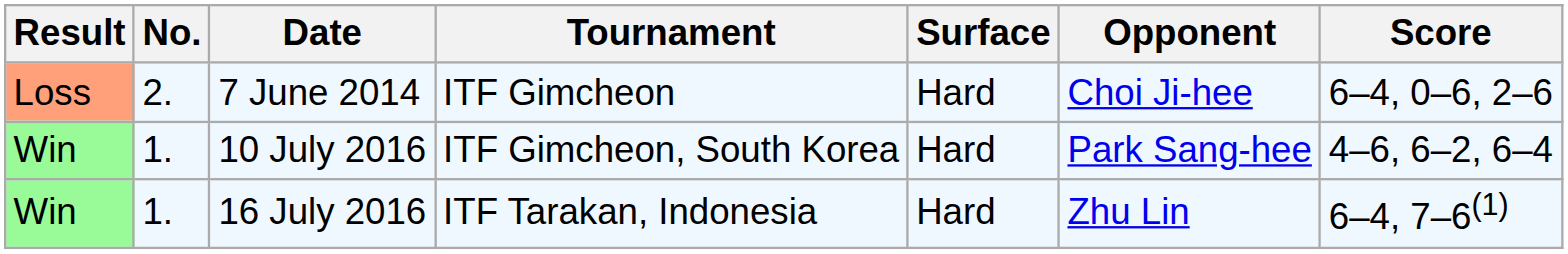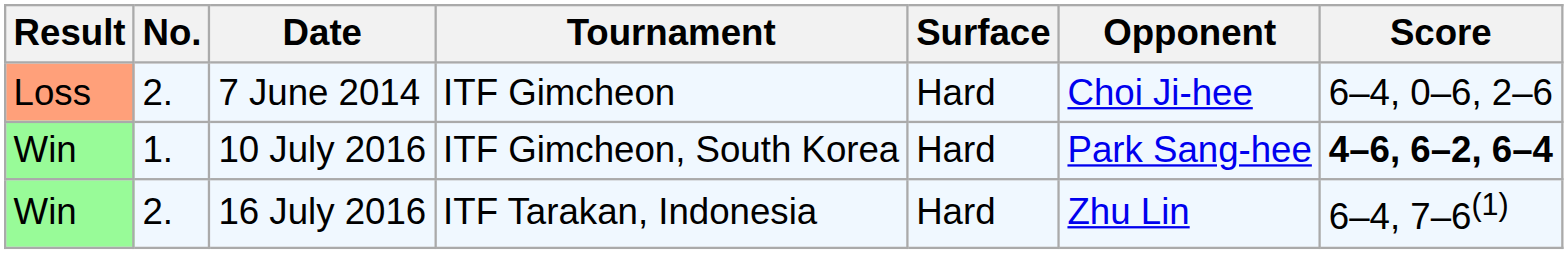(1441, 149) normal -> (1441, 149) bold
(158, 212) 1. -> (158, 212) 2.
